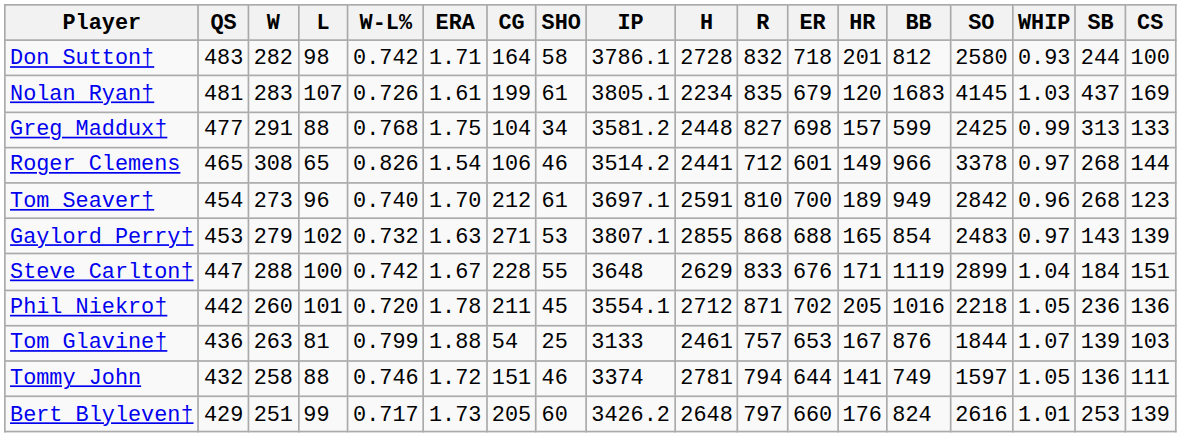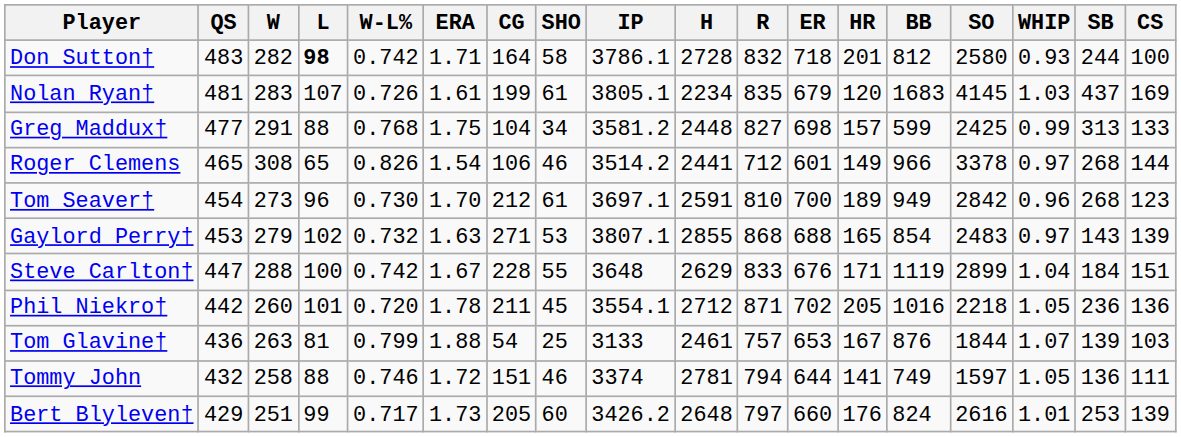(316, 58) normal -> (316, 58) bold
(386, 201) 0.740 -> (386, 201) 0.730
